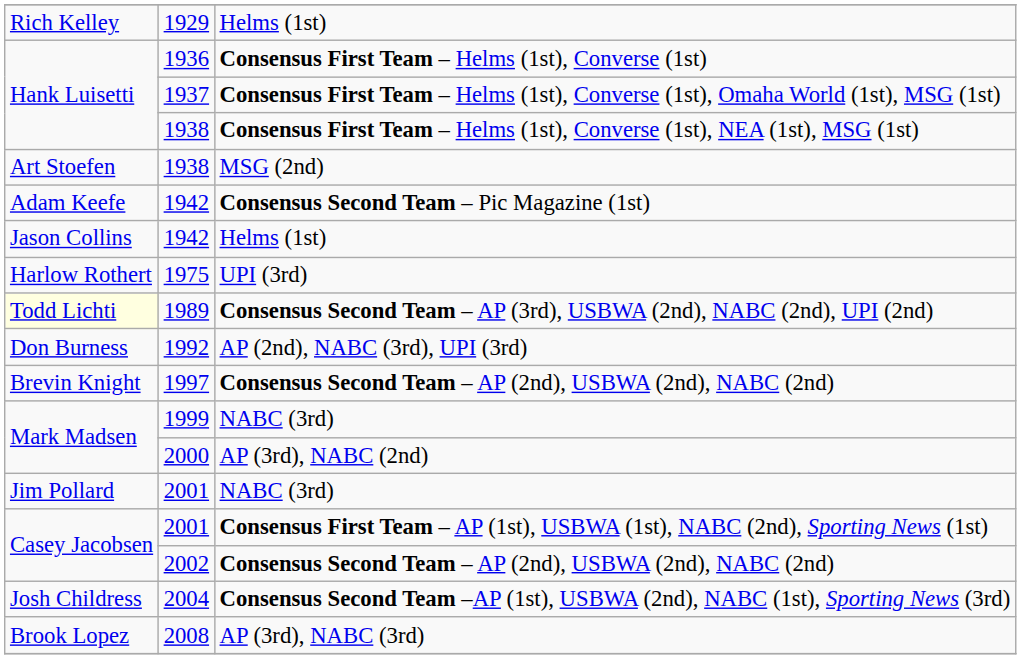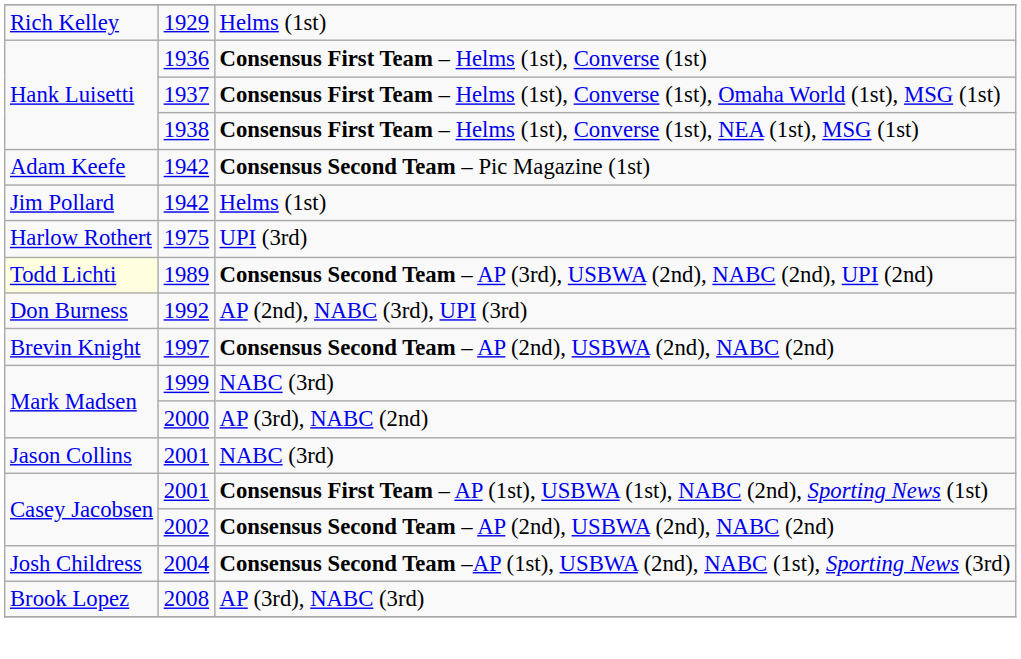- row: (186, 166)
(71, 238) Jason Collins -> (62, 202) Jim Pollard
(62, 490) Jim Pollard -> (71, 454) Jason Collins
